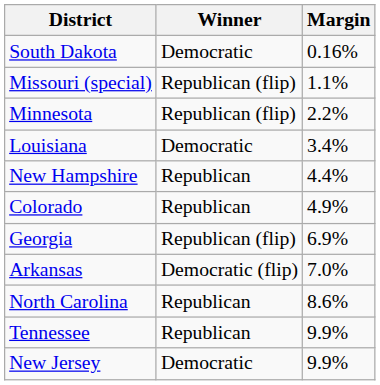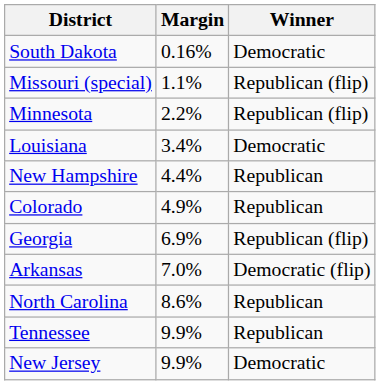columns swapped: (229, 20) <-> (339, 20)
